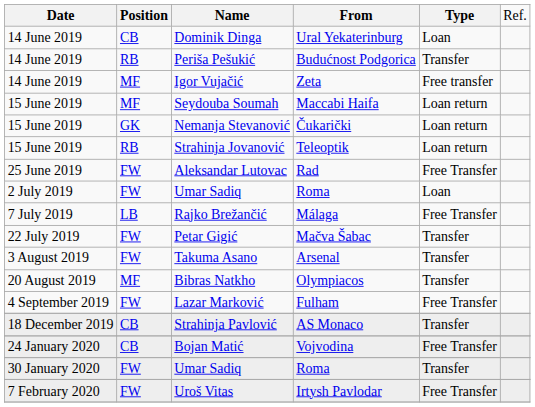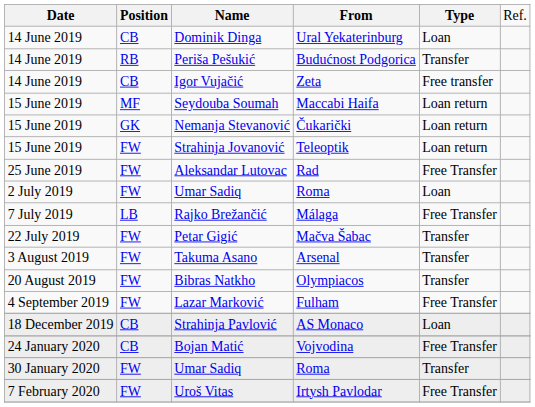(130, 81) MF -> (129, 81) CB
(129, 147) RB -> (130, 147) FW
(130, 280) MF -> (130, 280) FW
(446, 324) Transfer -> (437, 324) Loan
